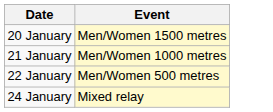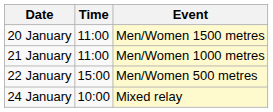+ column: (94, 14)
